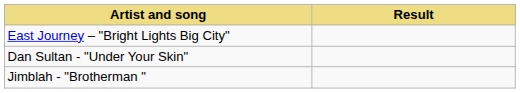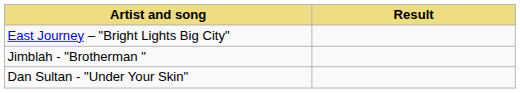rows swapped: (77, 77) <-> (98, 56)
